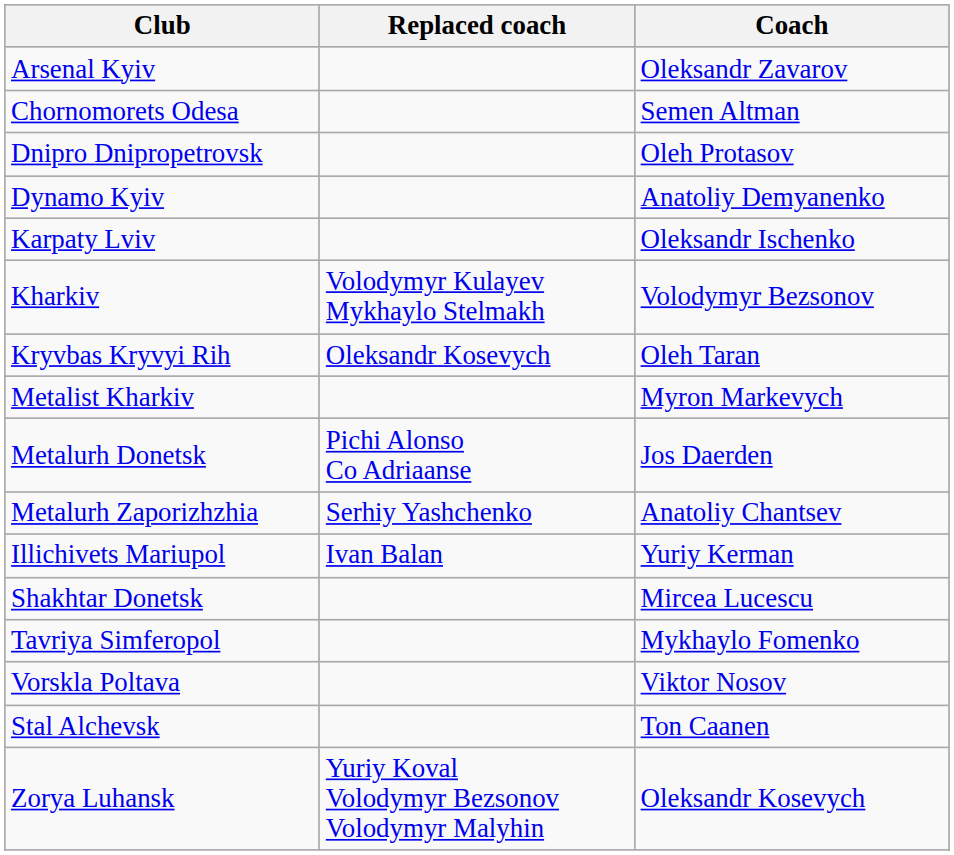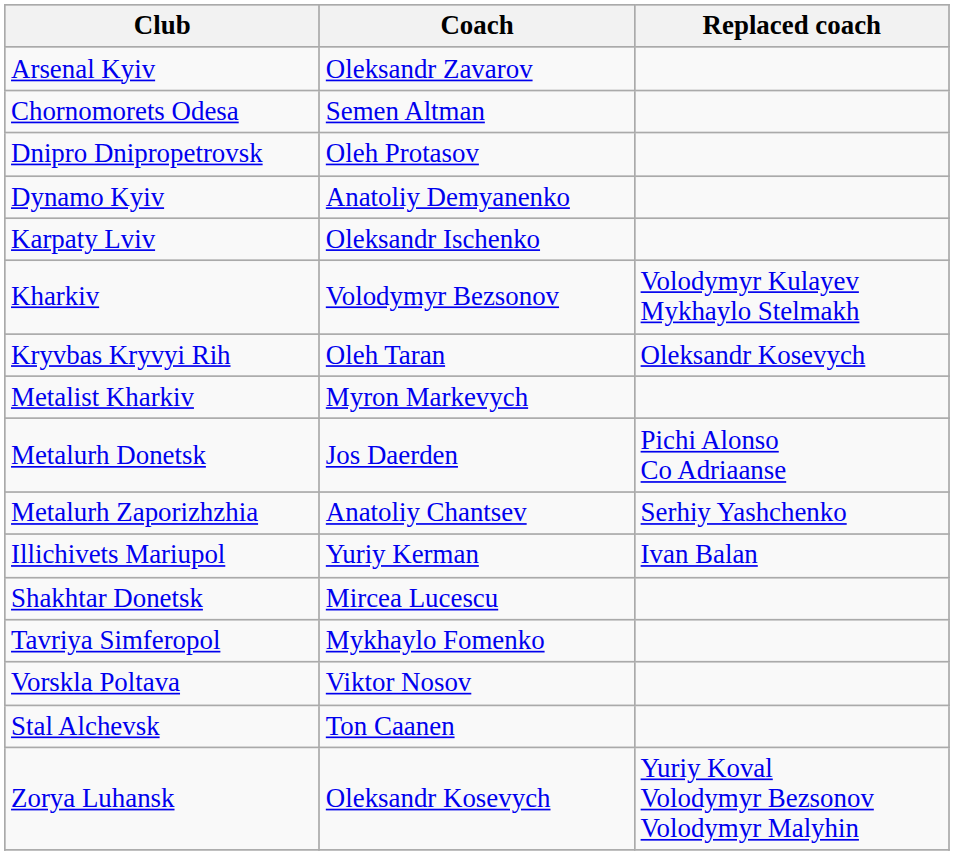columns swapped: (792, 25) <-> (477, 25)
